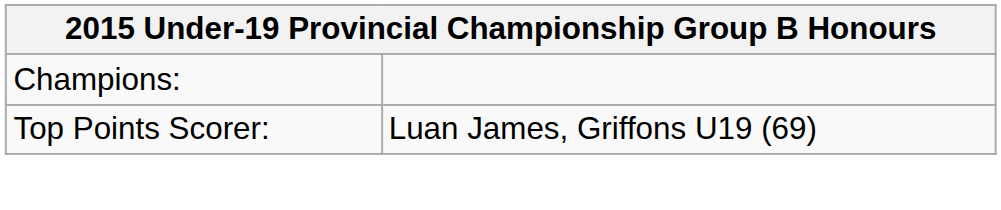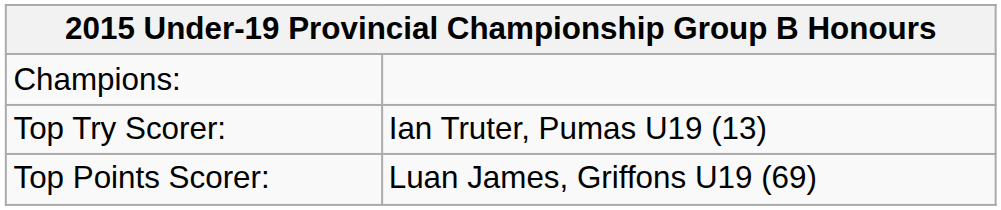+ row: (120, 128)
